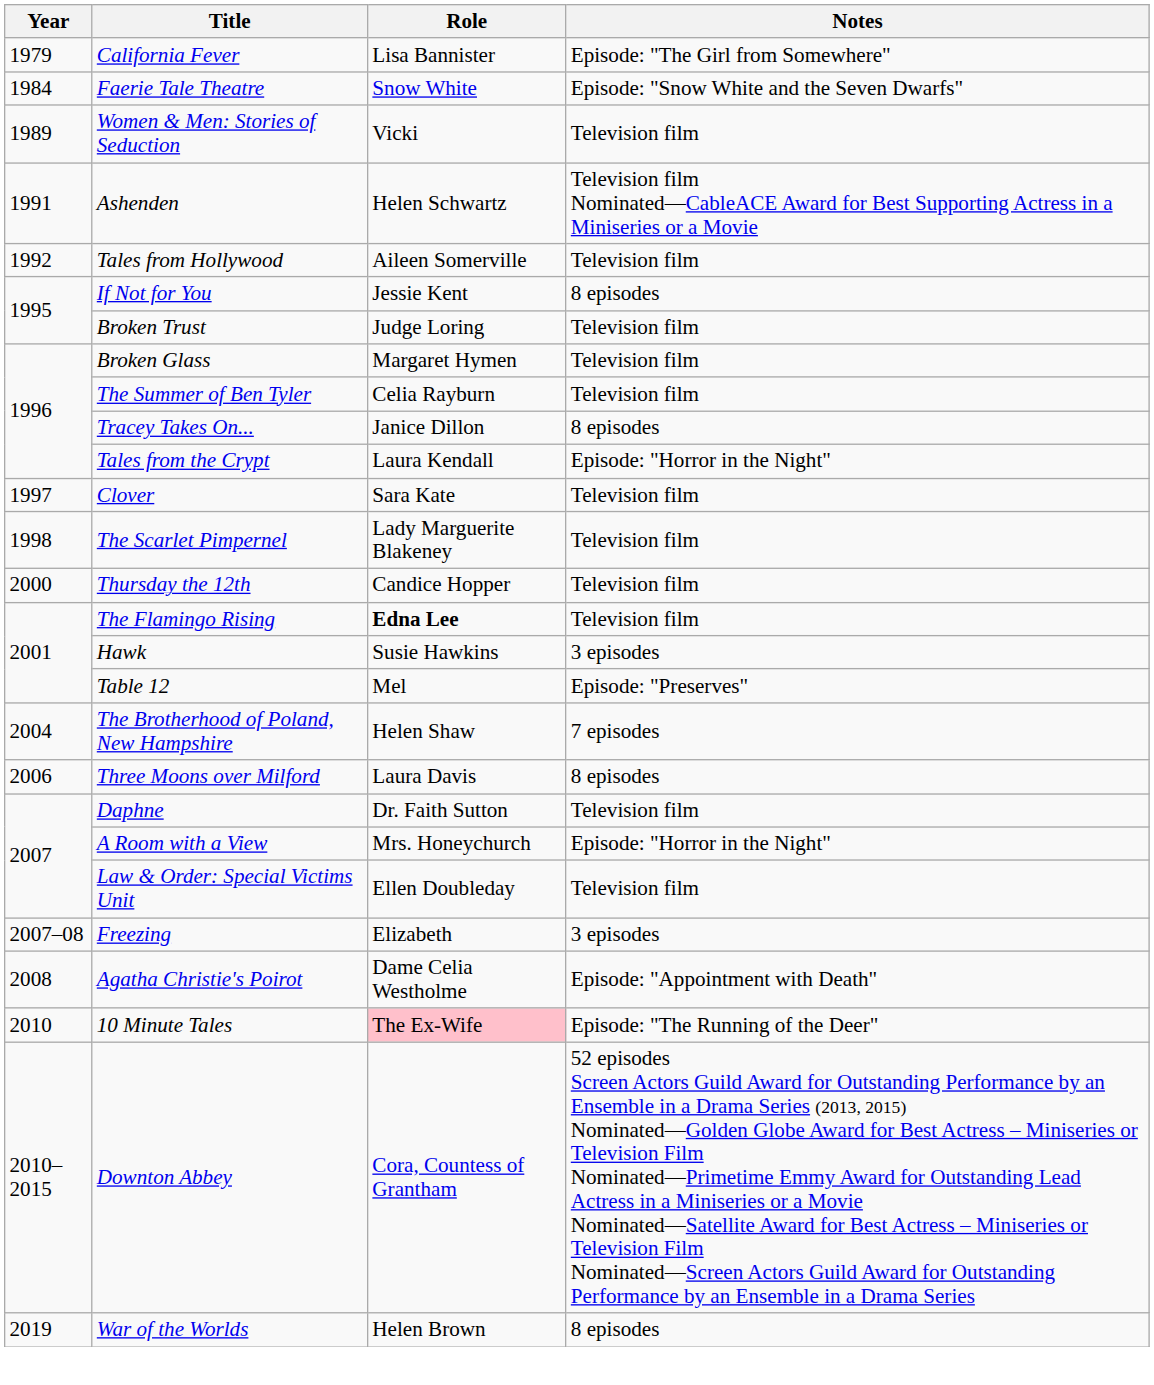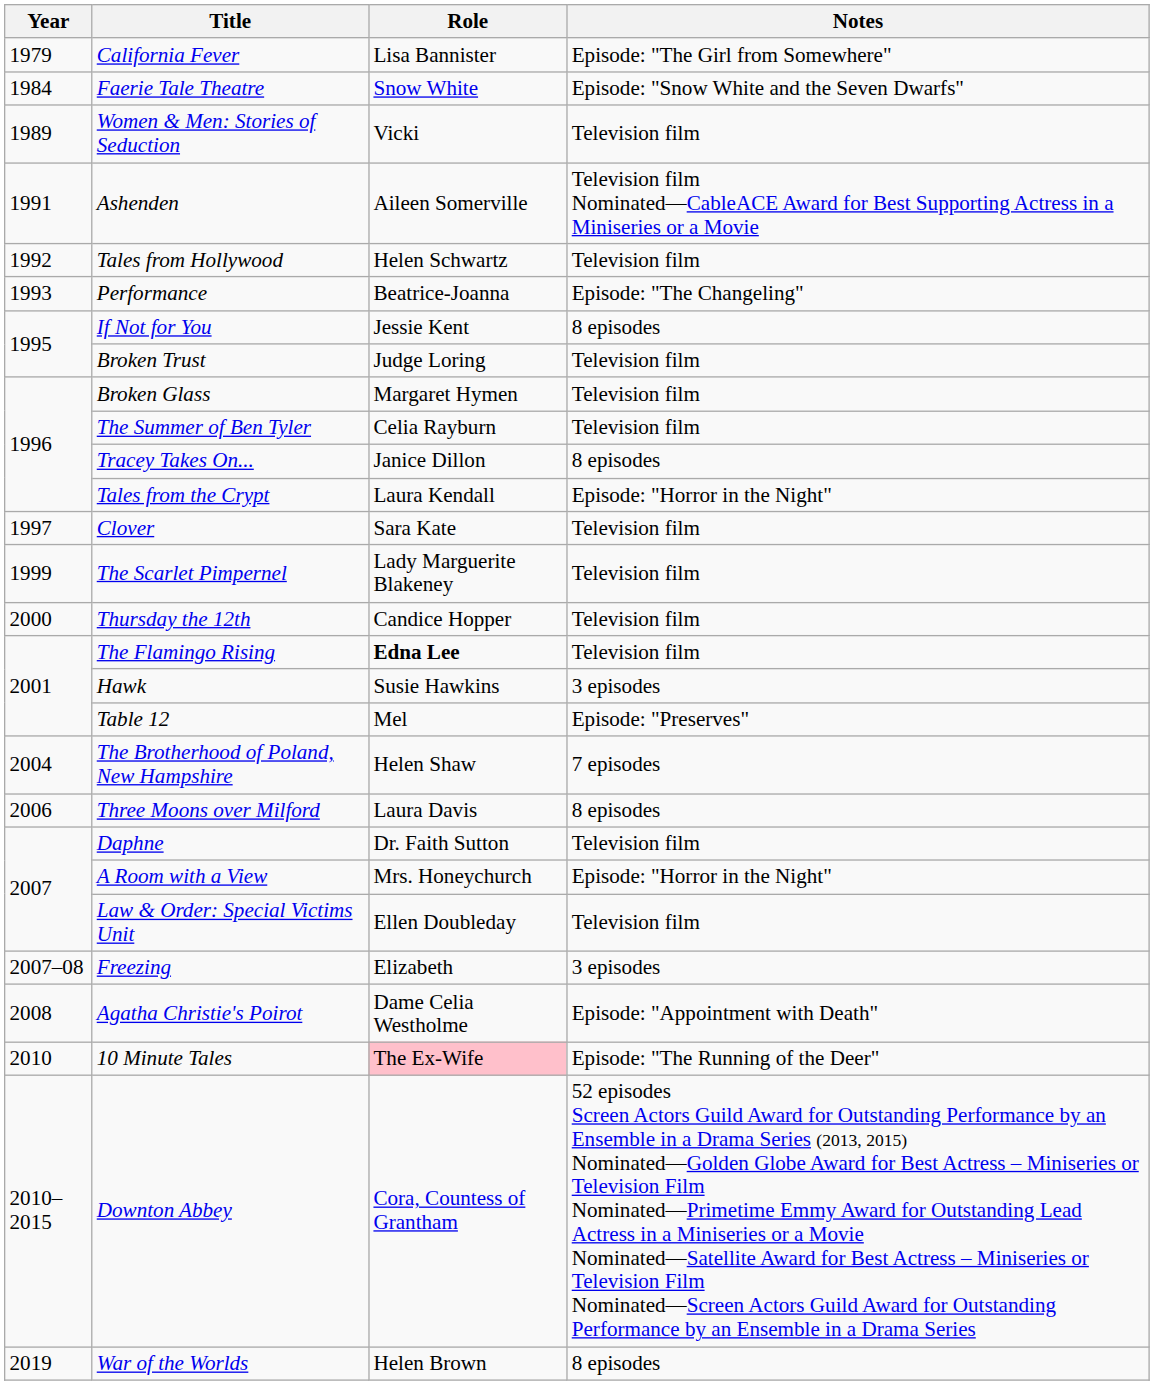(440, 202) Helen Schwartz -> (451, 202) Aileen Somerville
(449, 260) Aileen Somerville -> (441, 260) Helen Schwartz
+ row: (152, 293)
(31, 539) 1998 -> (31, 573) 1999
